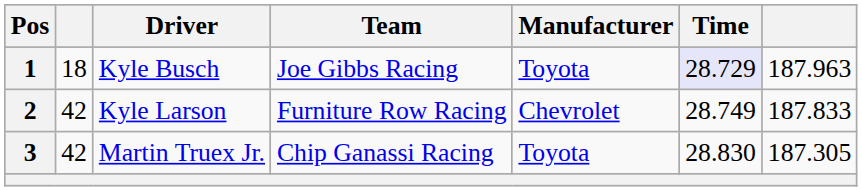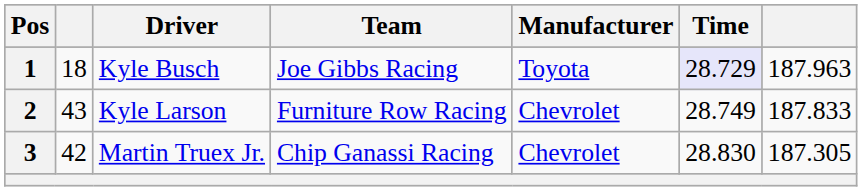(74, 110) 42 -> (74, 110) 43
(554, 152) Toyota -> (569, 152) Chevrolet
